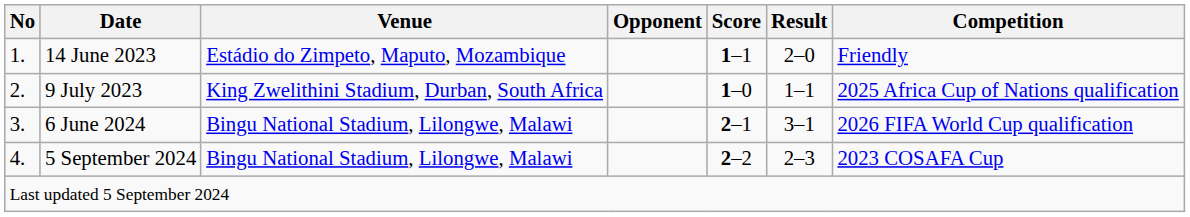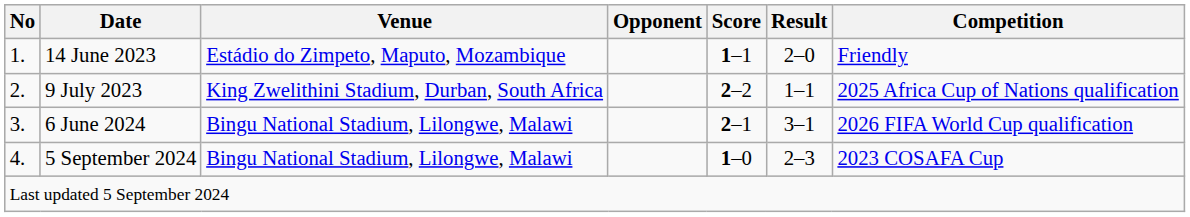(736, 89) 1–0 -> (736, 89) 2–2
(736, 158) 2–2 -> (736, 158) 1–0
